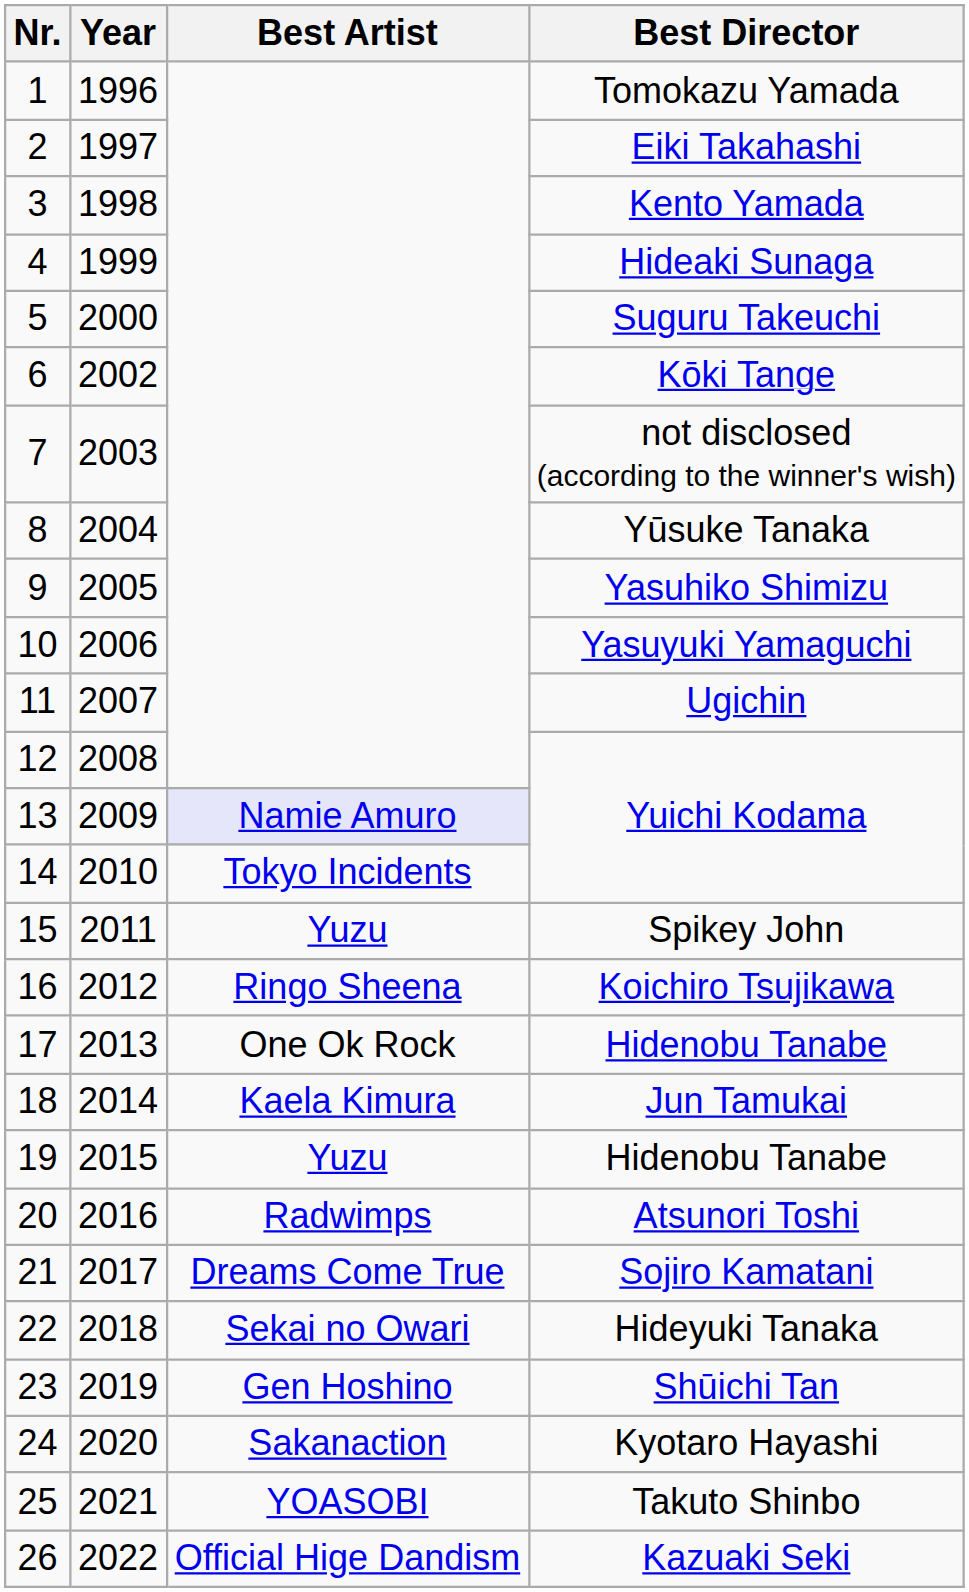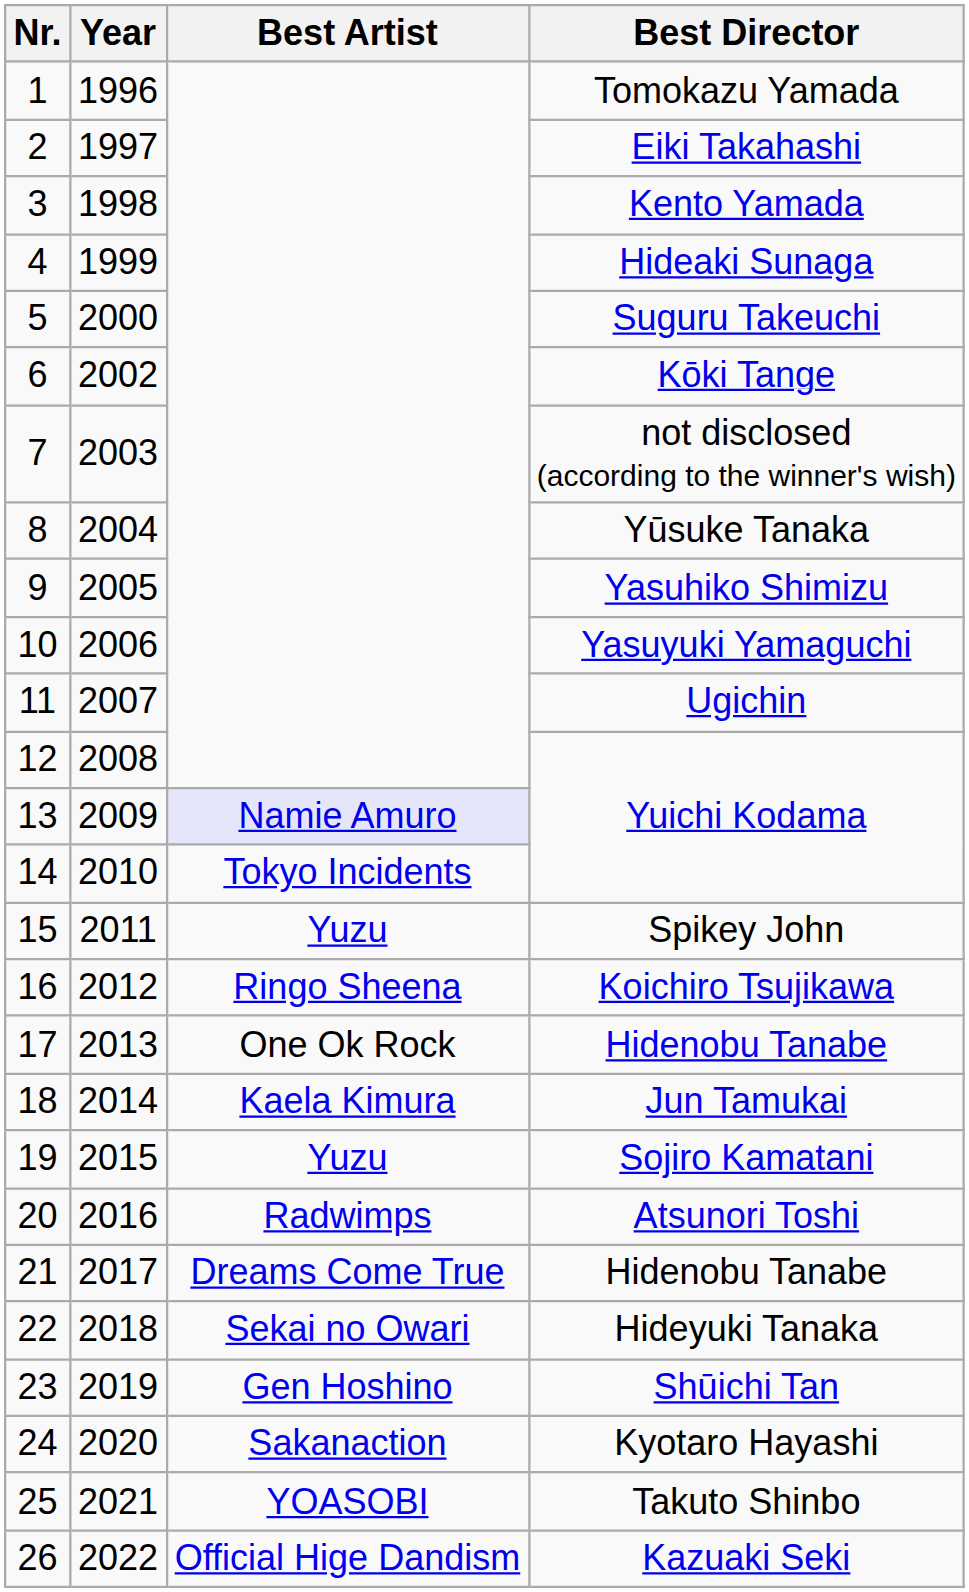(746, 1158) Hidenobu Tanabe -> (746, 1158) Sojiro Kamatani
(746, 1272) Sojiro Kamatani -> (746, 1272) Hidenobu Tanabe
